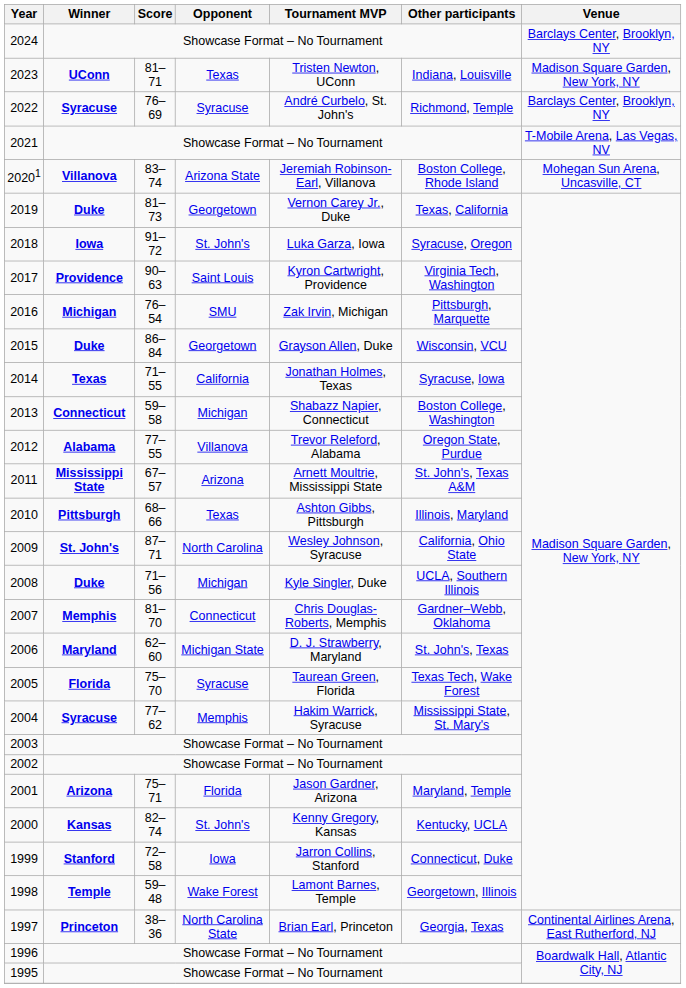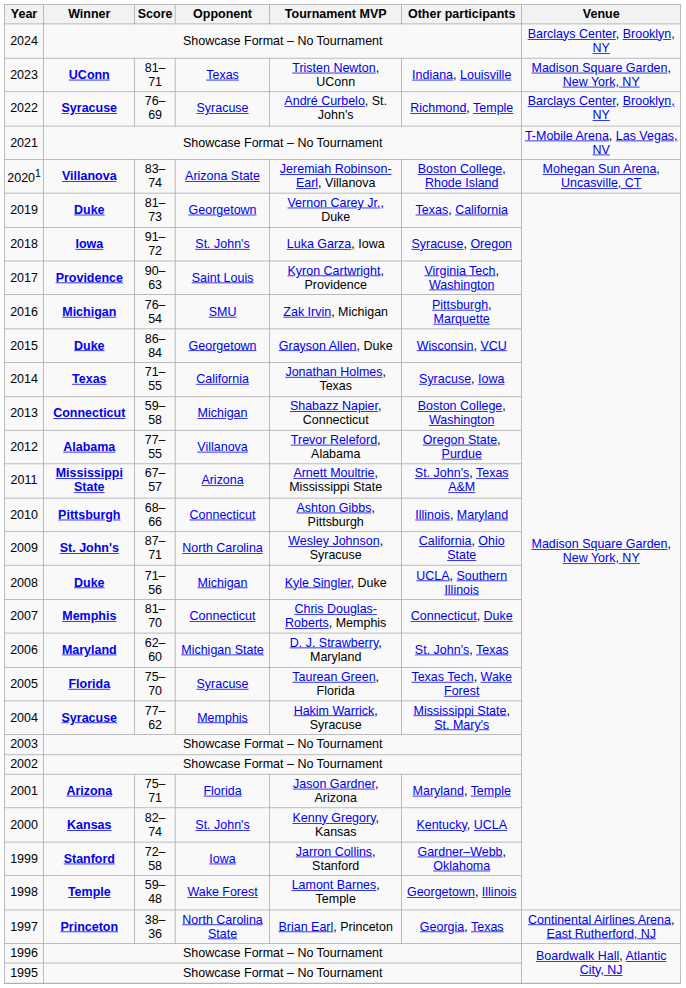(223, 514) Texas -> (223, 514) Connecticut
(462, 616) Gardner–Webb, Oklahoma -> (462, 616) Connecticut, Duke
(462, 858) Connecticut, Duke -> (462, 858) Gardner–Webb, Oklahoma
